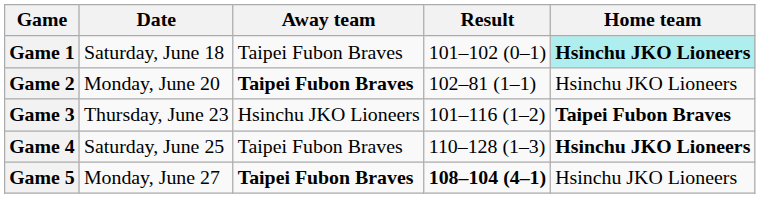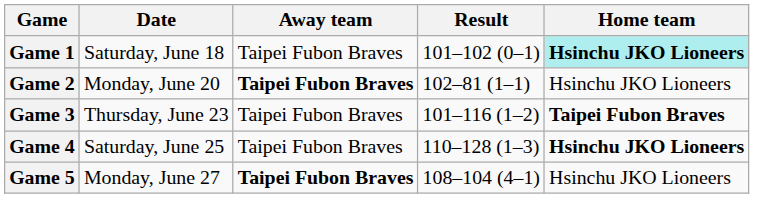(329, 114) Hsinchu JKO Lioneers -> (320, 114) Taipei Fubon Braves
(487, 177) bold -> (481, 177) normal
